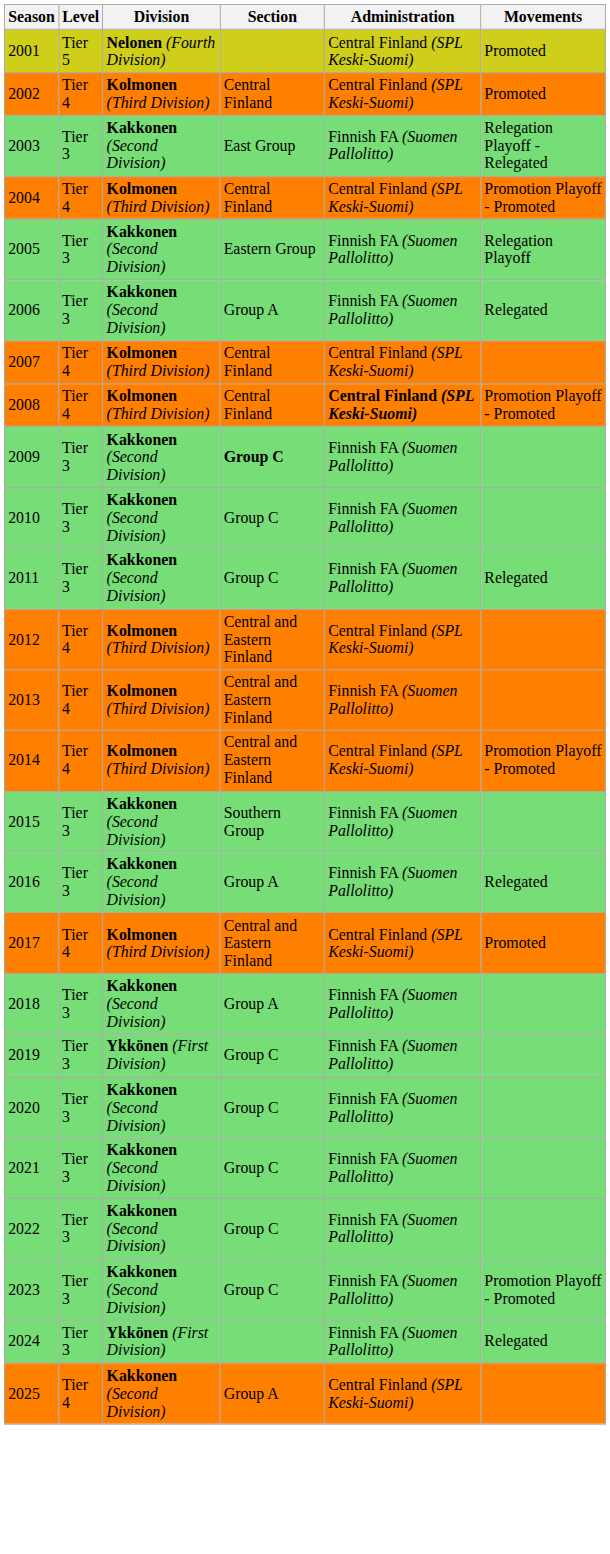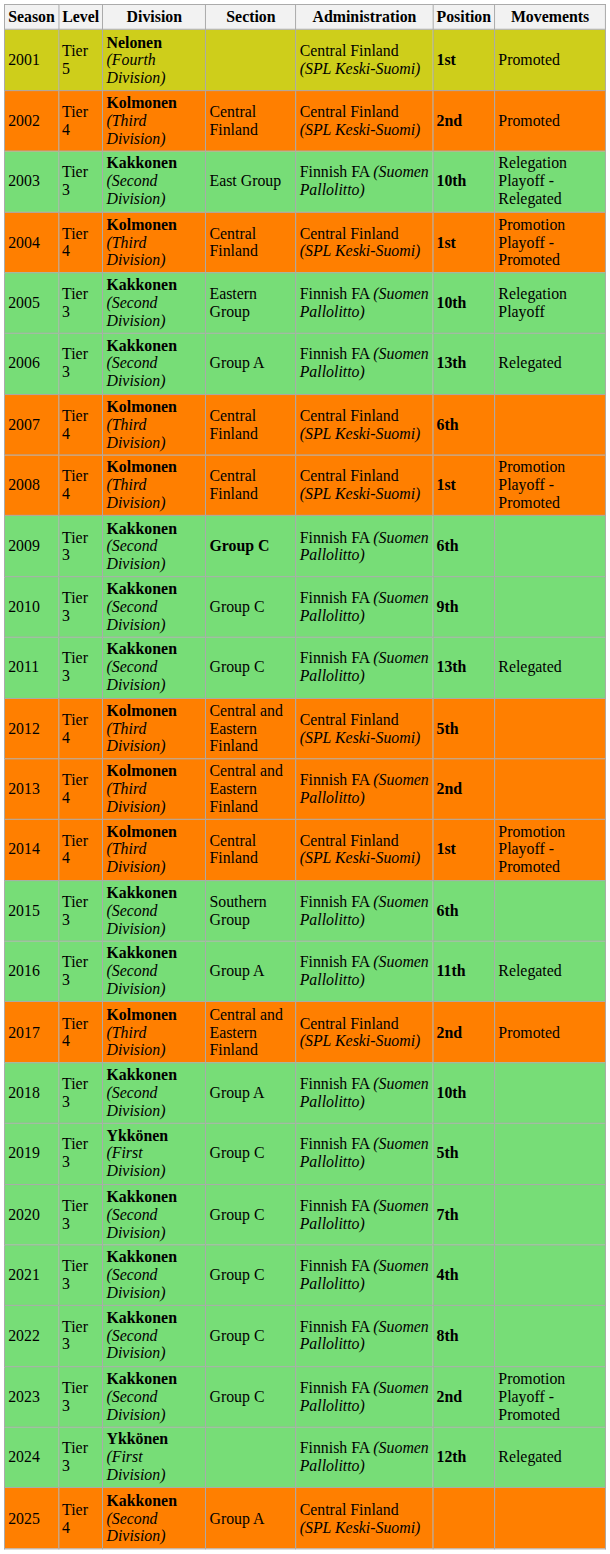+ column: (464, 17)
(401, 405) bold -> (360, 485) normal
(260, 760) Central and Eastern Finland -> (234, 849) Central Finland
